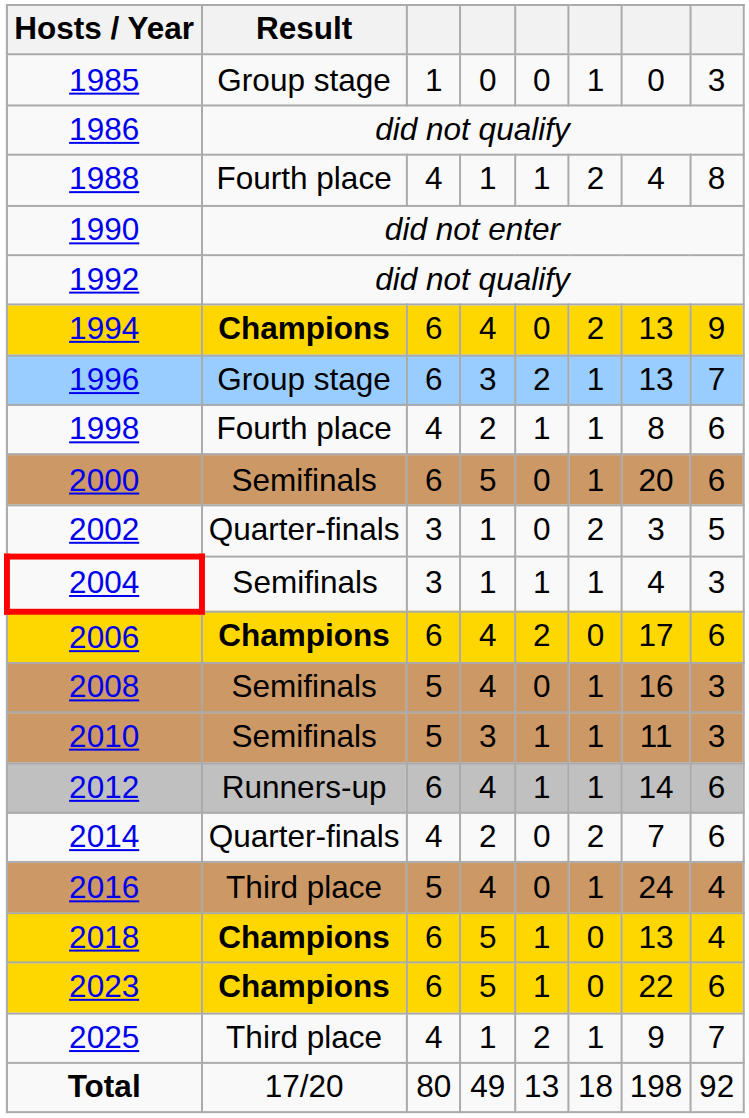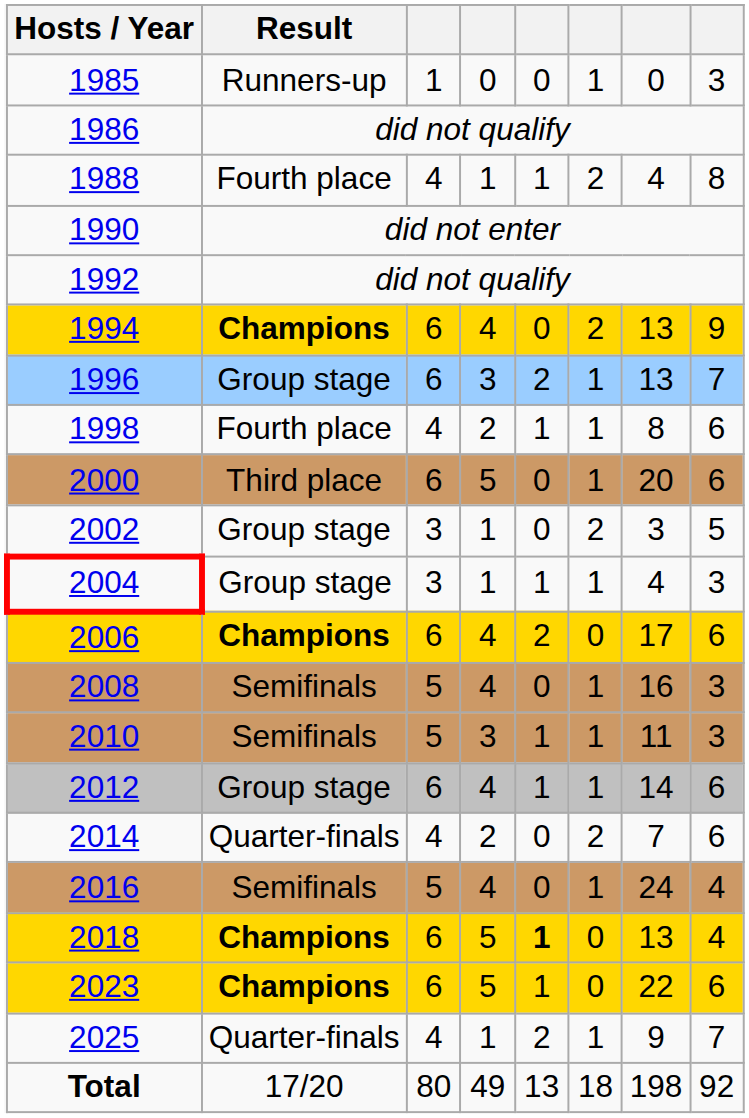(304, 79) Group stage -> (304, 79) Runners-up
(304, 479) Semifinals -> (304, 479) Third place
(304, 530) Quarter-finals -> (304, 530) Group stage
(305, 583) Semifinals -> (305, 583) Group stage
(304, 787) Runners-up -> (304, 787) Group stage
(304, 887) Third place -> (304, 887) Semifinals
(542, 937) normal -> (542, 937) bold
(304, 1037) Third place -> (304, 1037) Quarter-finals
